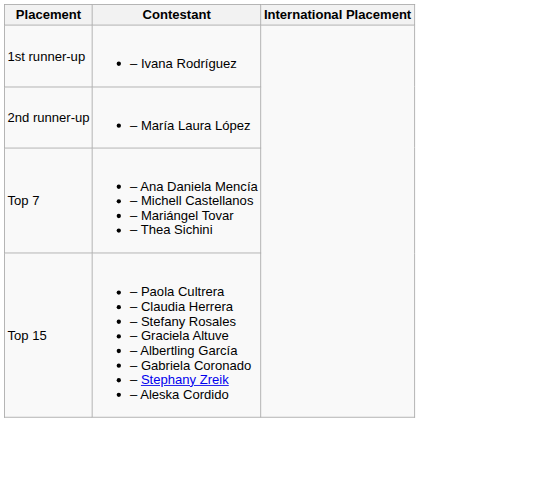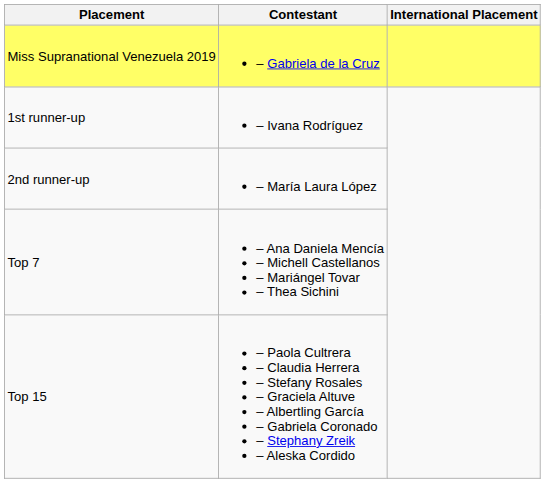+ row: (112, 56)
